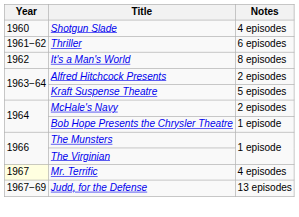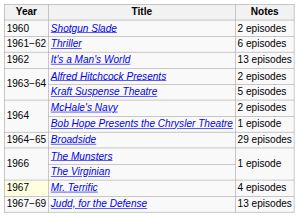(262, 28) 4 episodes -> (262, 28) 2 episodes
(262, 60) 8 episodes -> (265, 60) 13 episodes
+ row: (74, 140)
